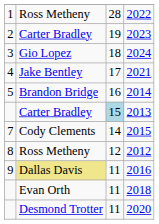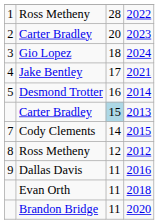(115, 33) 19 -> (115, 33) 20
(59, 92) Brandon Bridge -> (61, 92) Desmond Trotter
(51, 170) khaki background -> (51, 170) no background
(61, 209) Desmond Trotter -> (59, 209) Brandon Bridge
